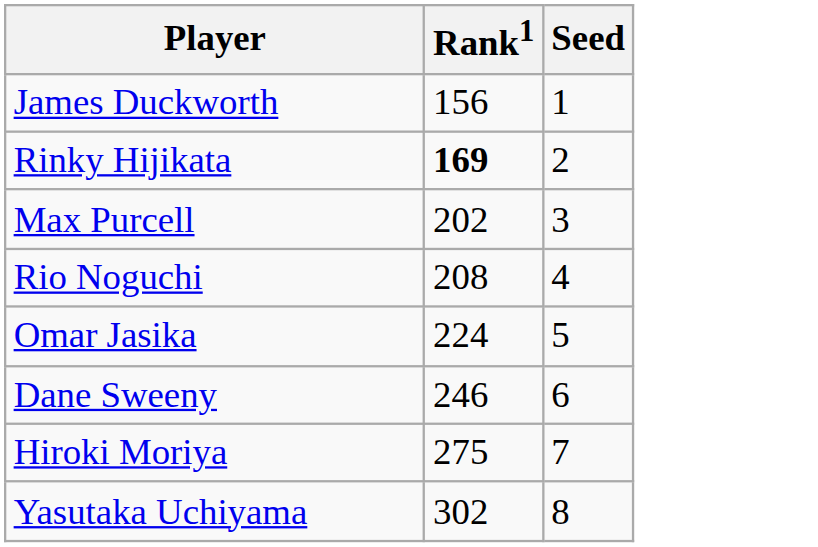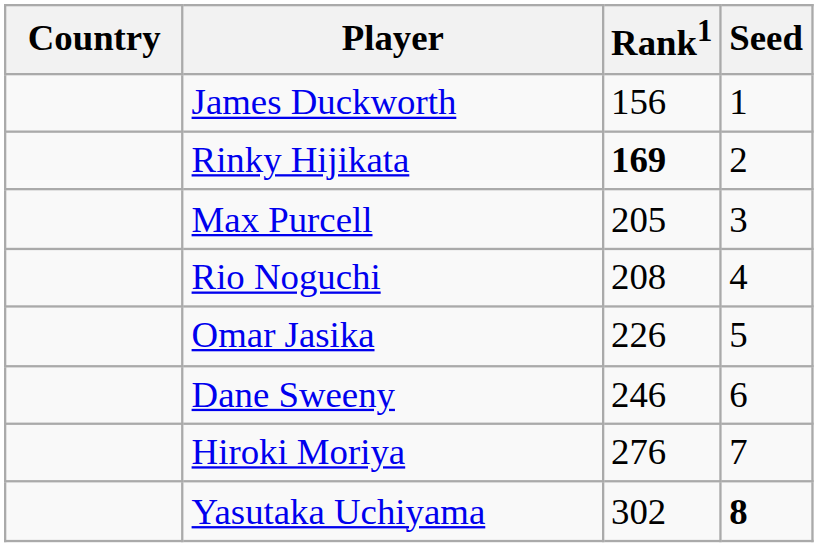+ column: (94, 38)
(461, 218) 202 -> (639, 218) 205
(461, 335) 224 -> (639, 335) 226
(461, 452) 275 -> (639, 452) 276
(561, 510) normal -> (738, 510) bold
